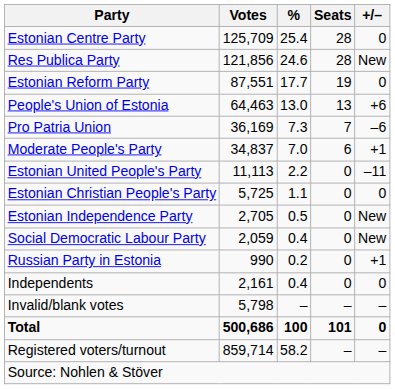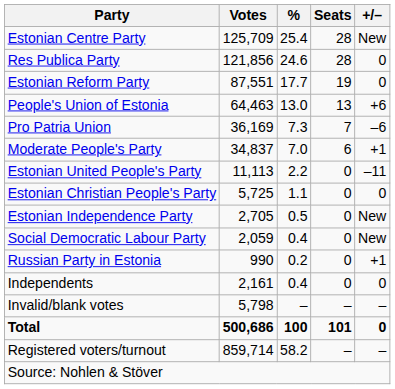(382, 37) 0 -> (372, 37) New
(372, 60) New -> (382, 60) 0
